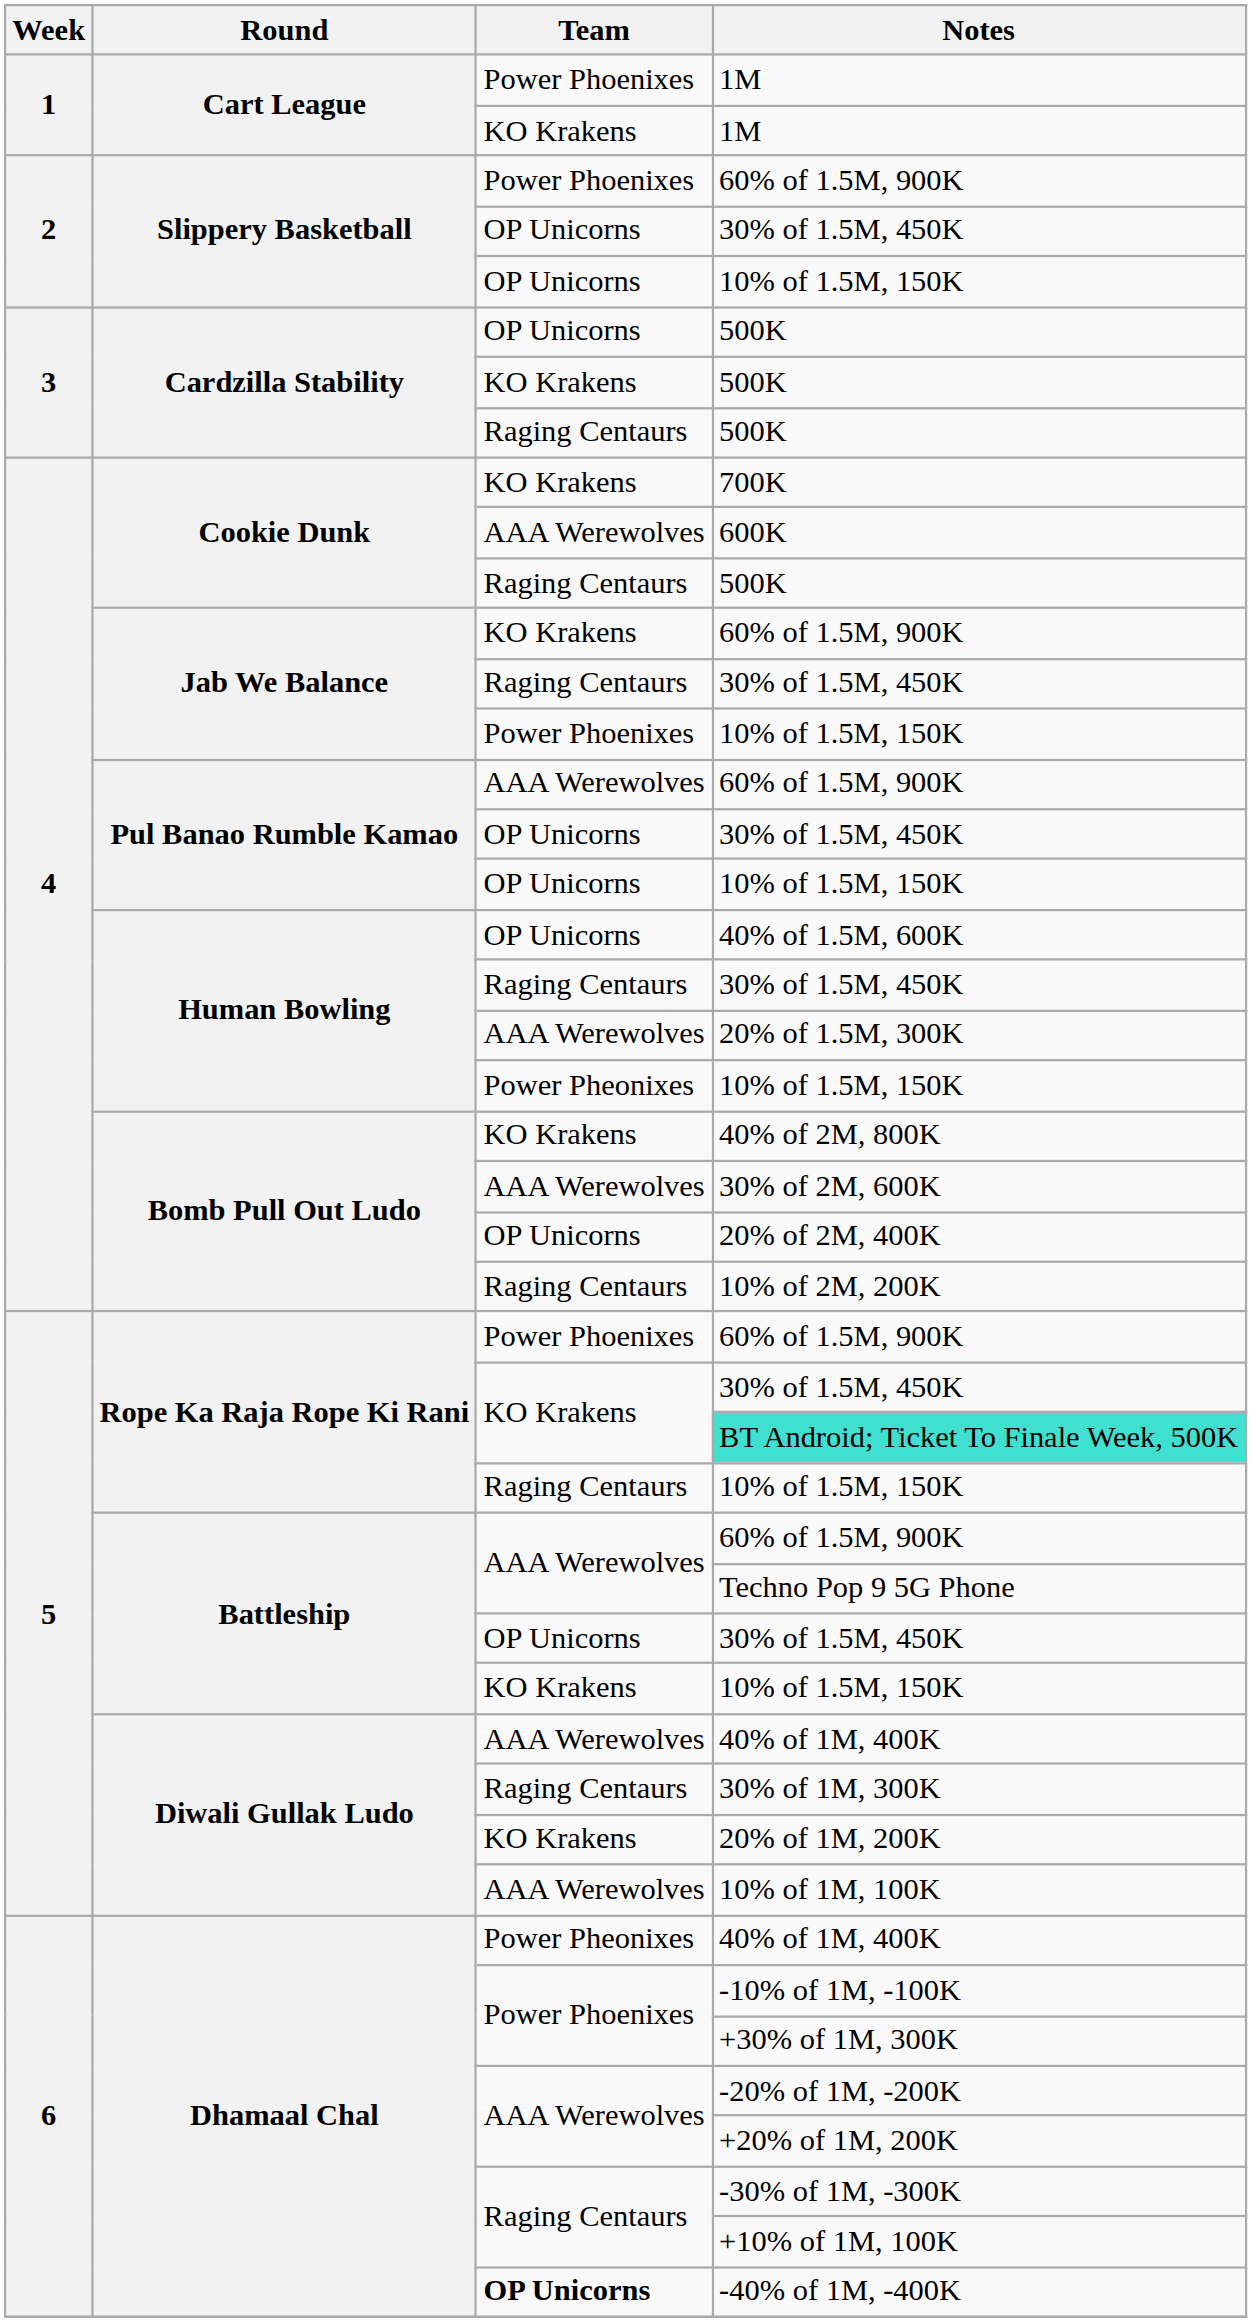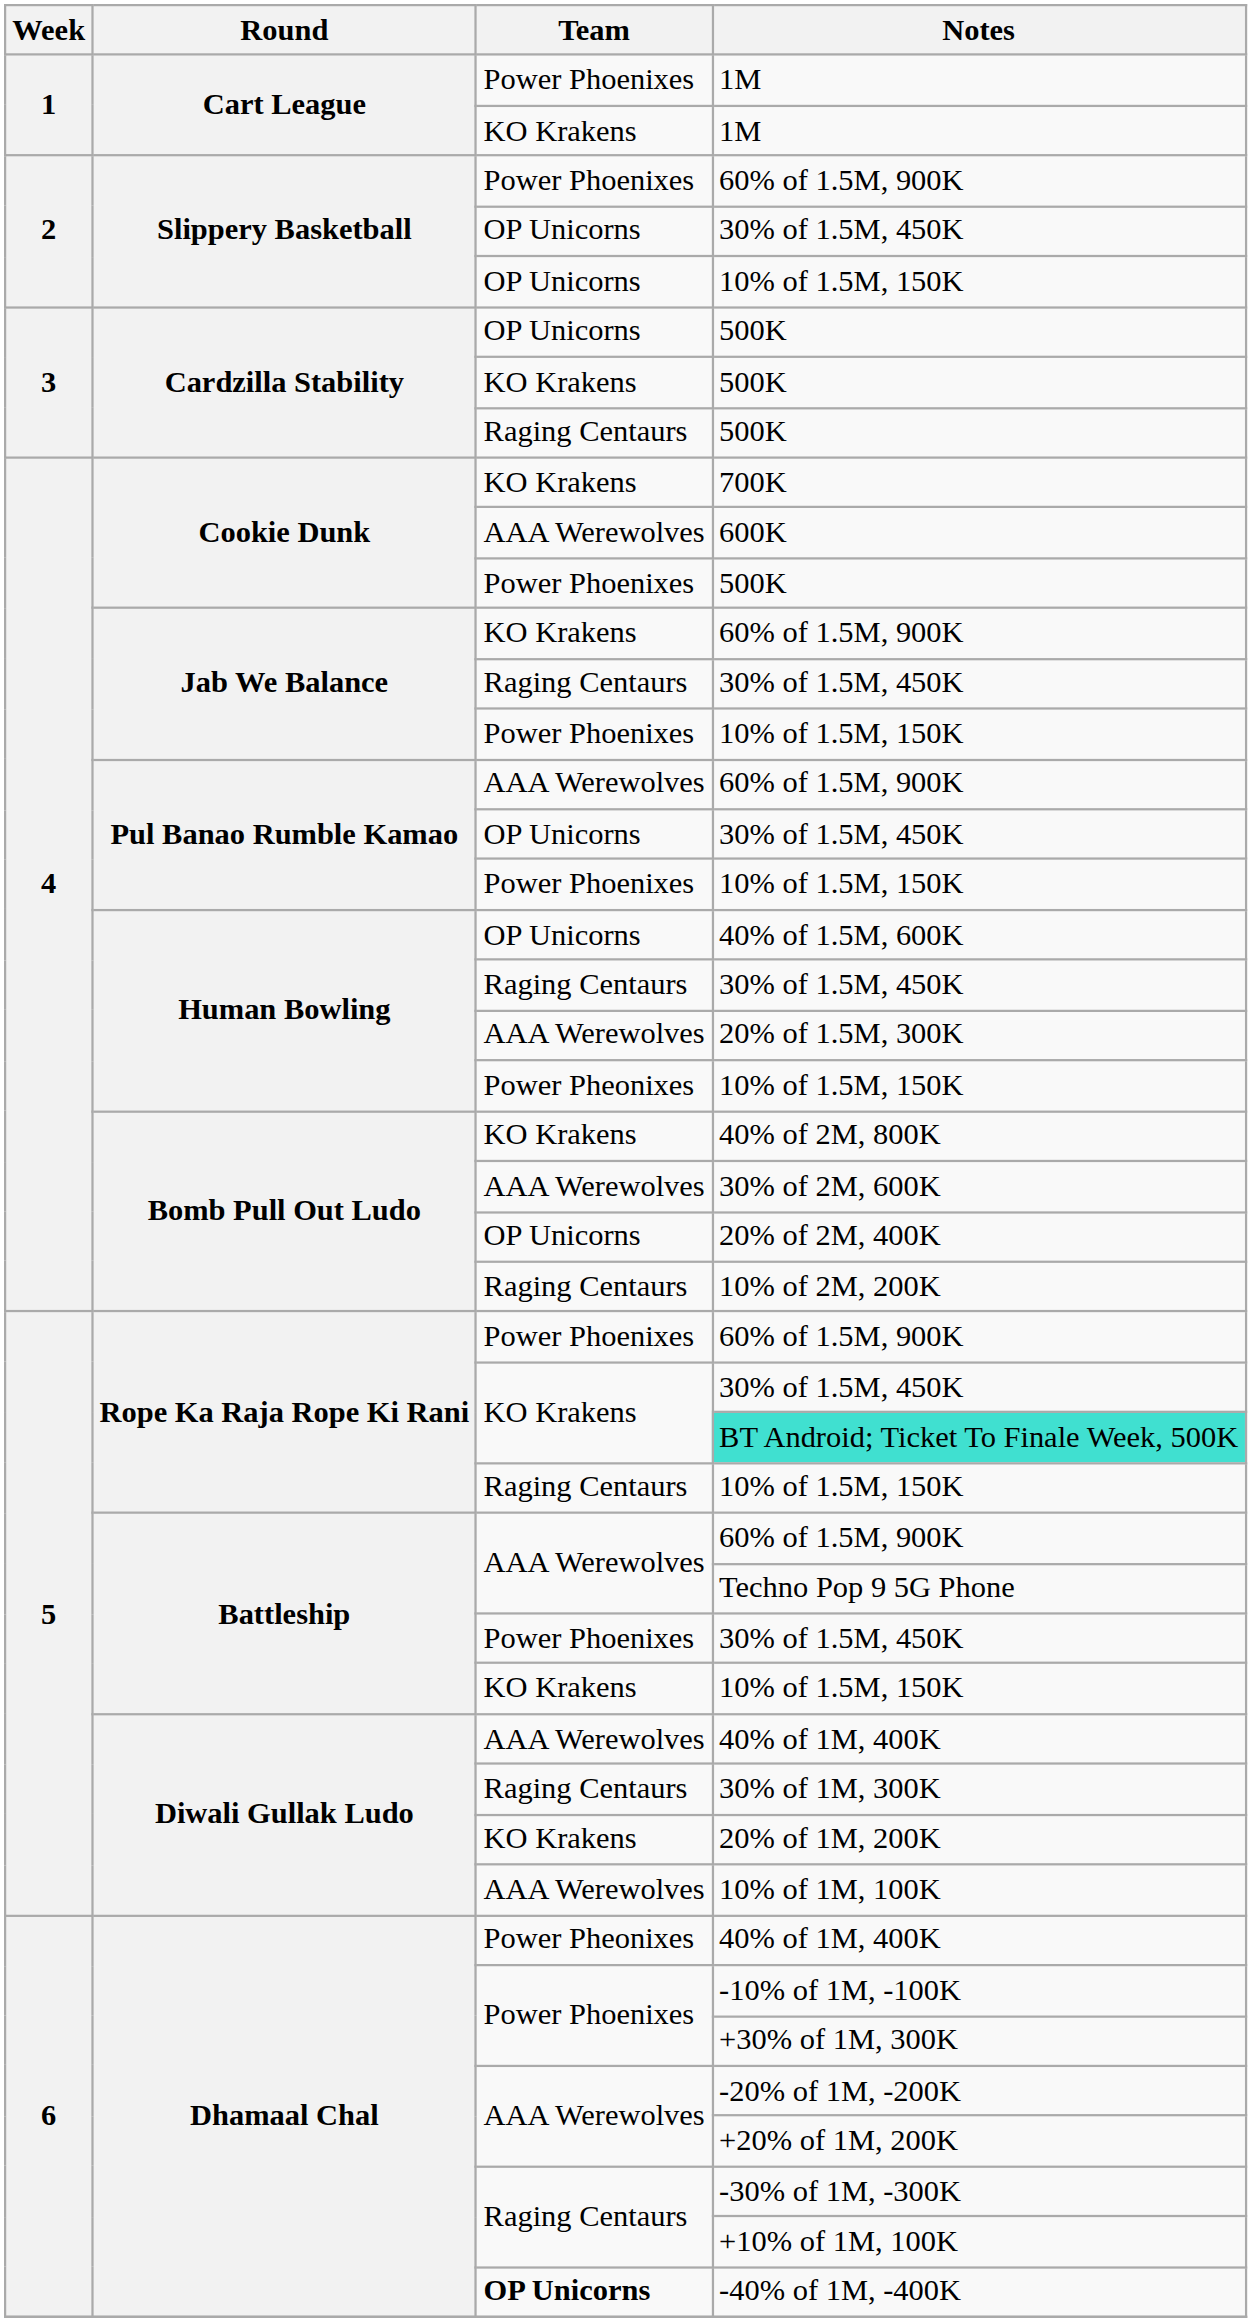(586, 582) Raging Centaurs -> (589, 582) Power Phoenixes
(562, 883) OP Unicorns -> (589, 883) Power Phoenixes
(562, 1637) OP Unicorns -> (589, 1637) Power Phoenixes
